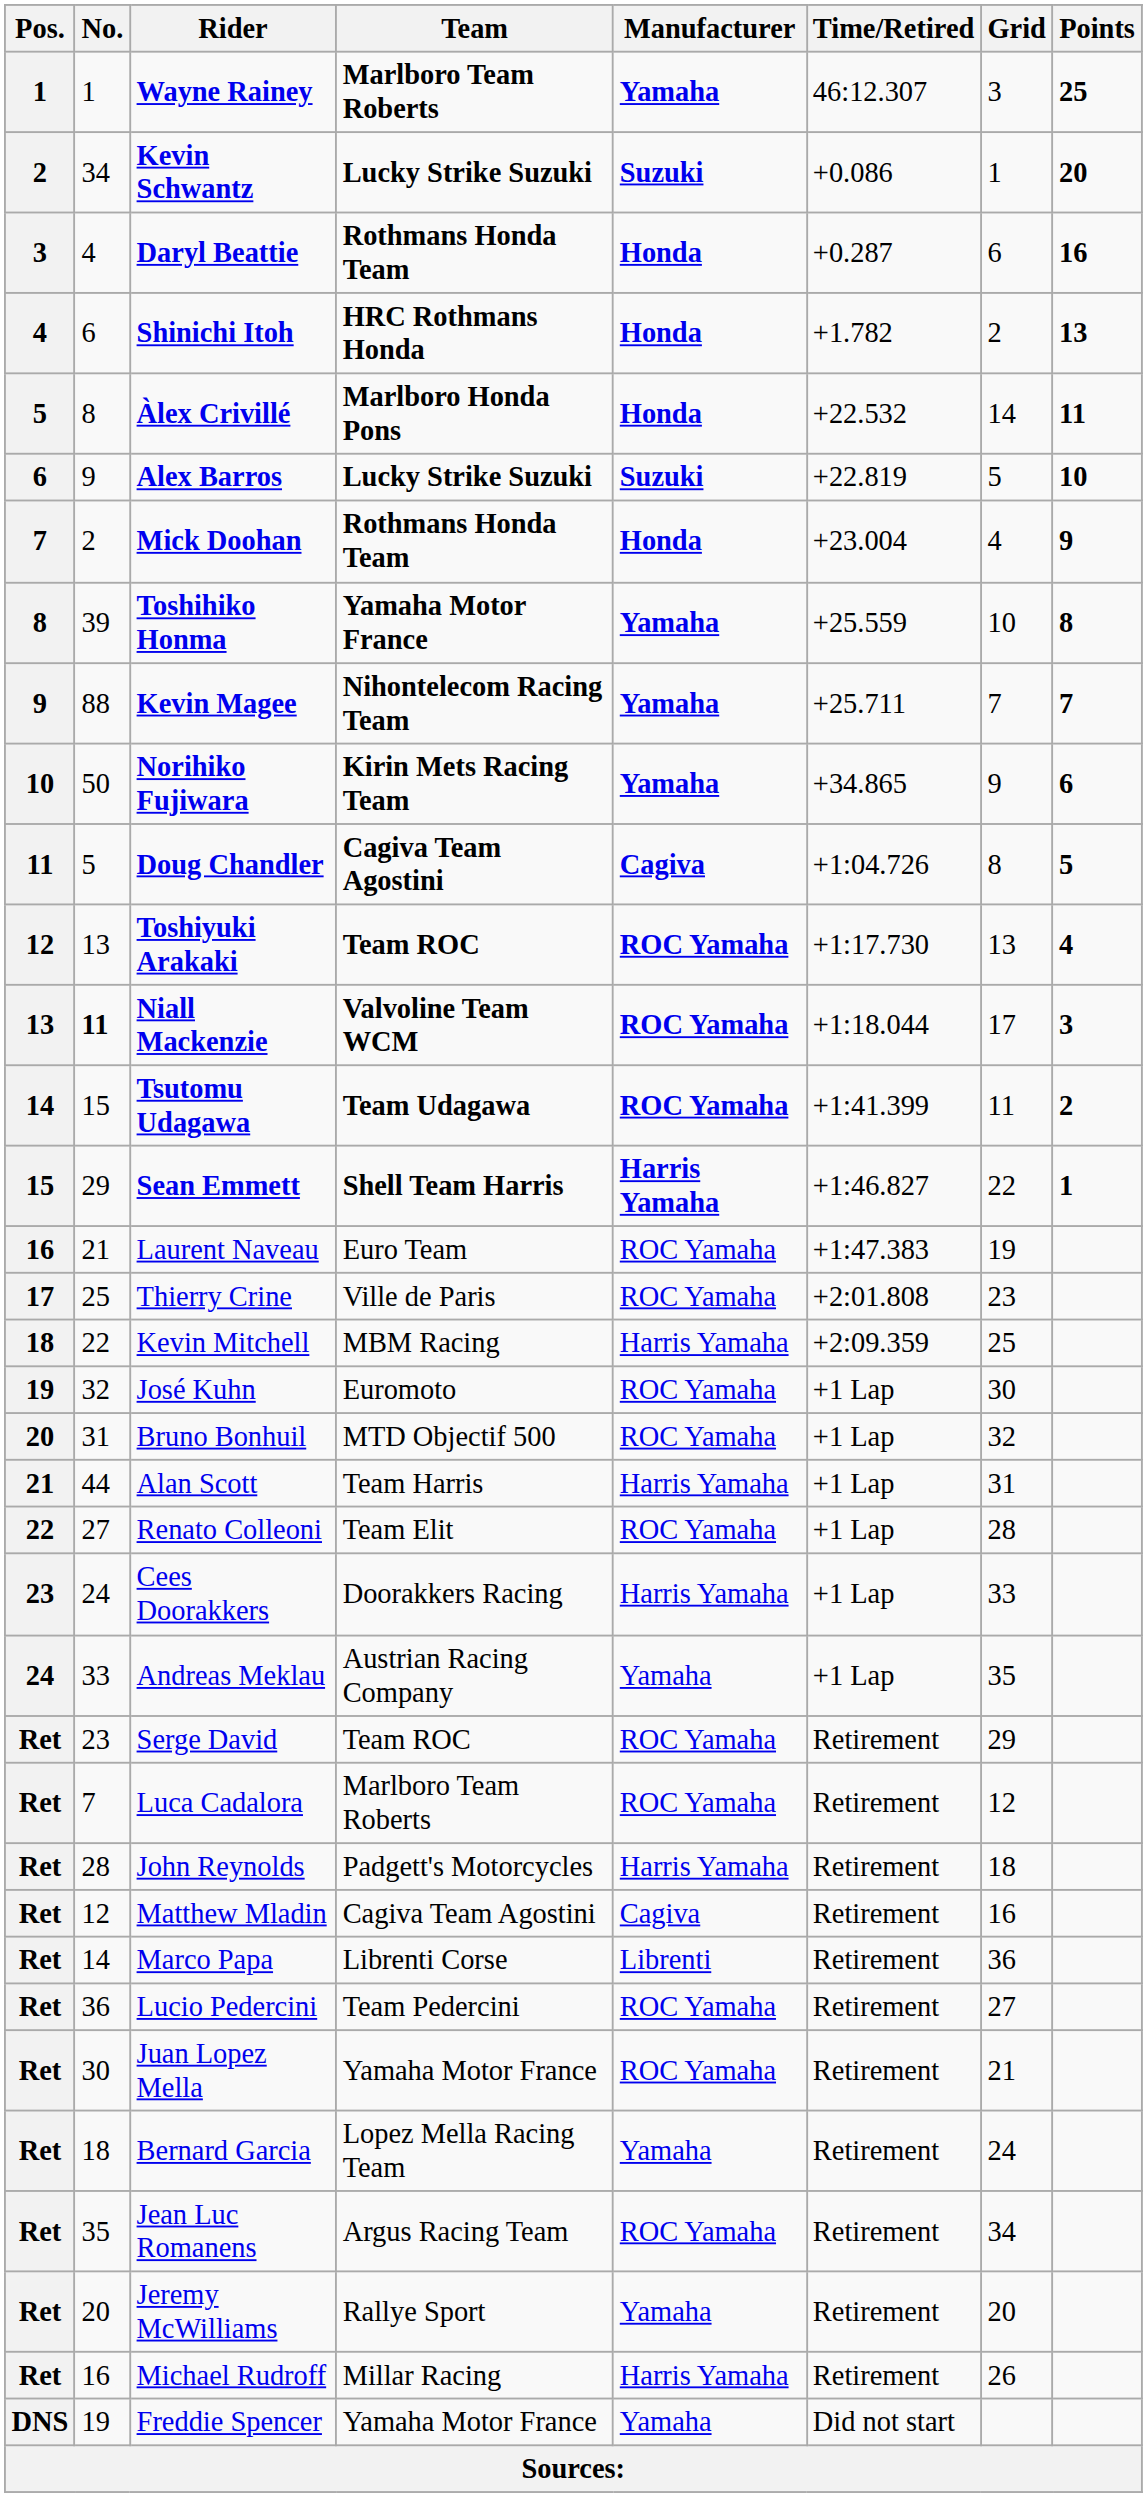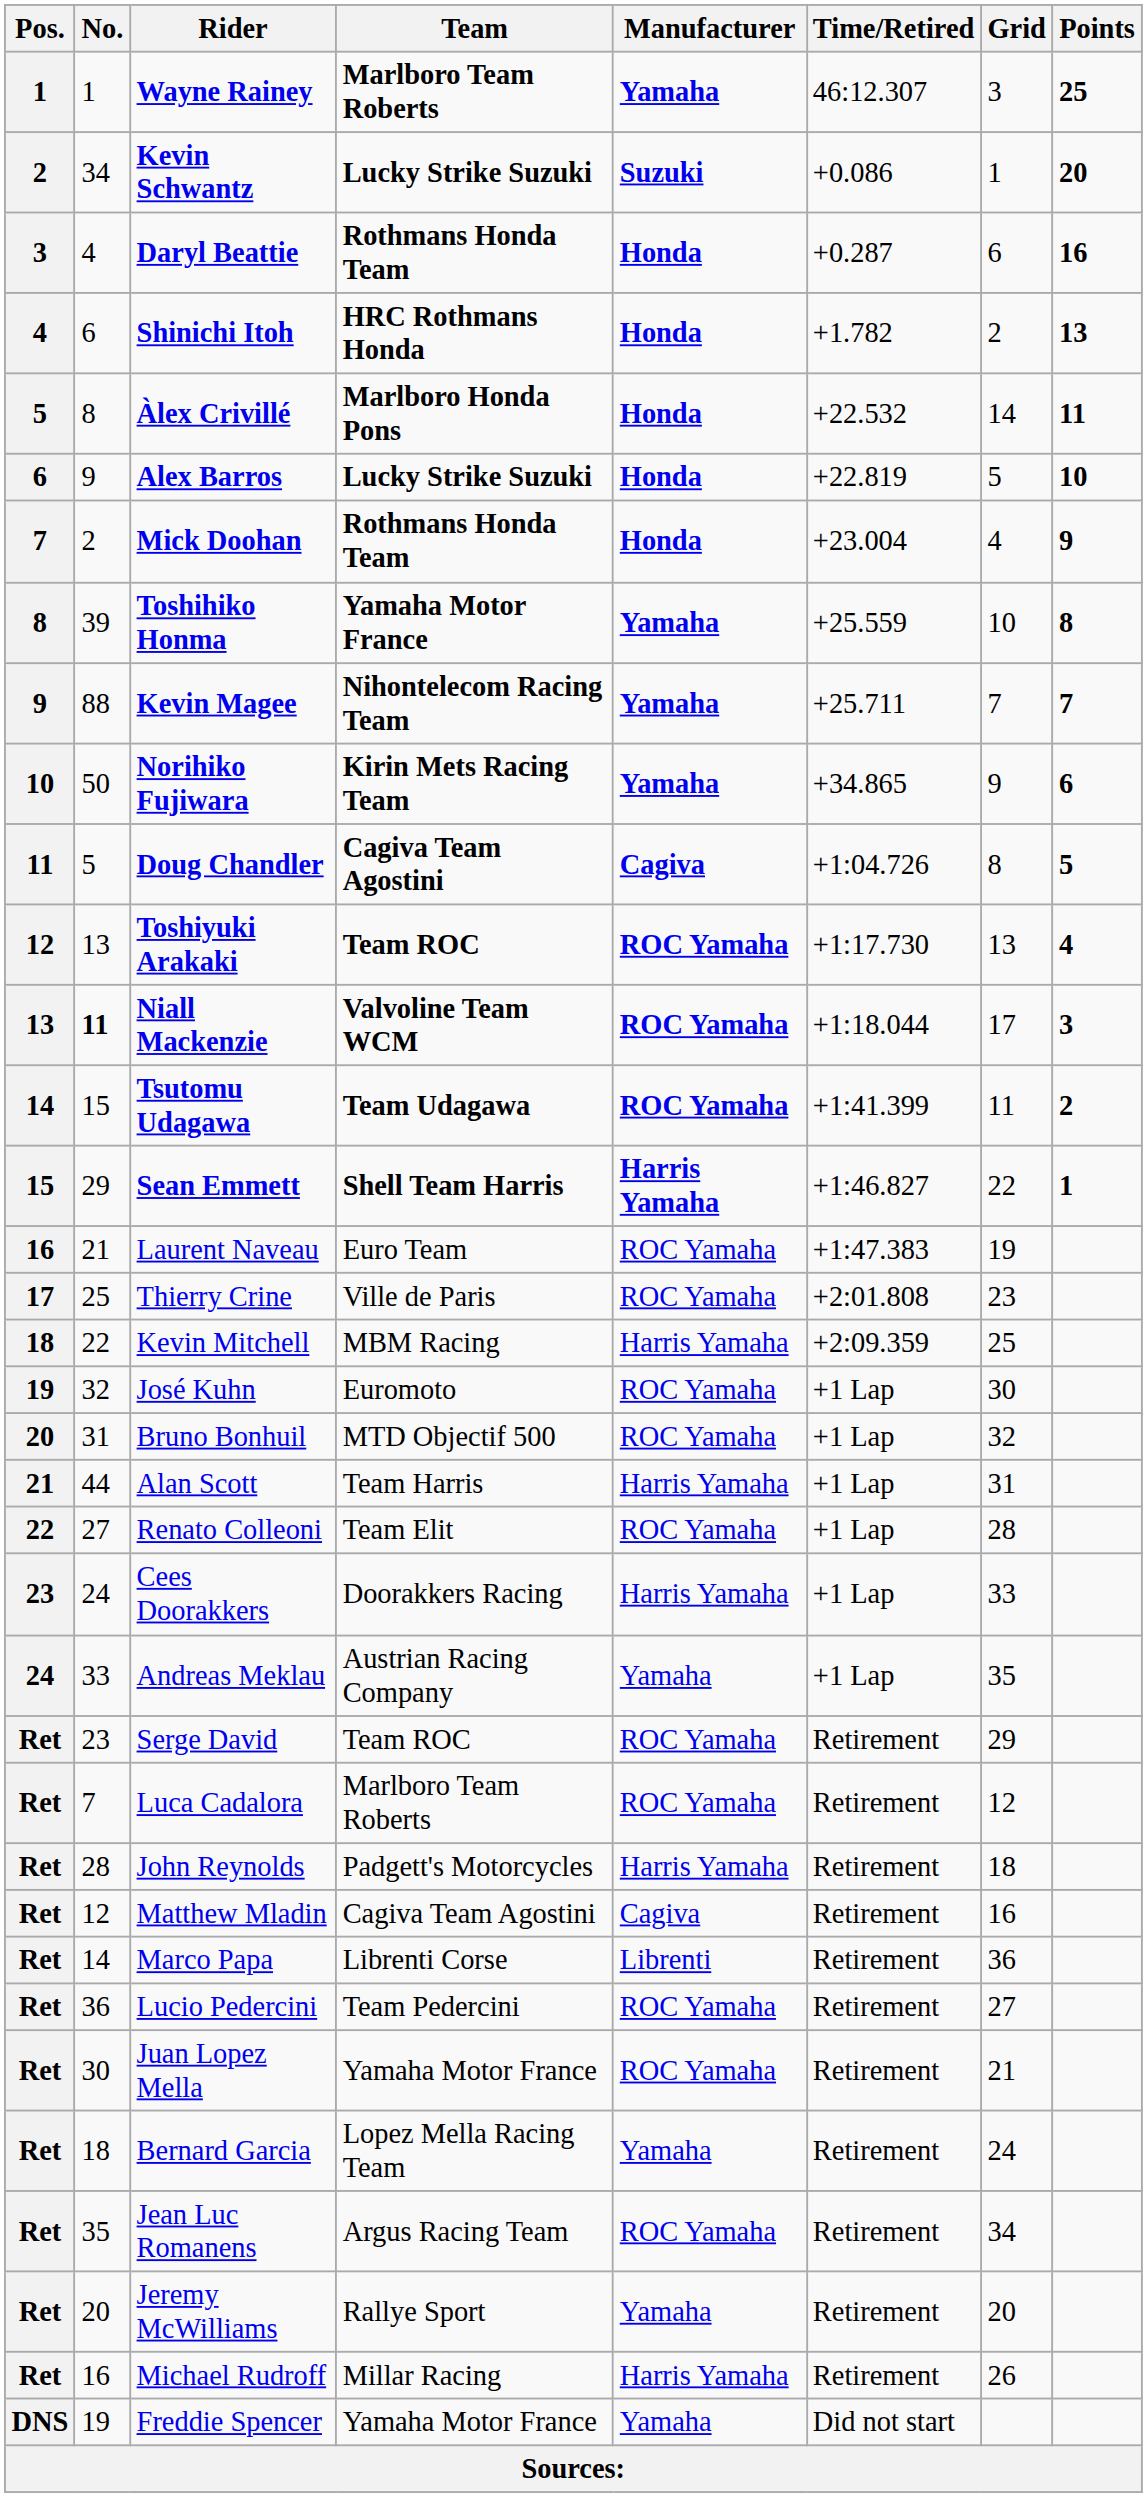(662, 477) Suzuki -> (661, 477) Honda
